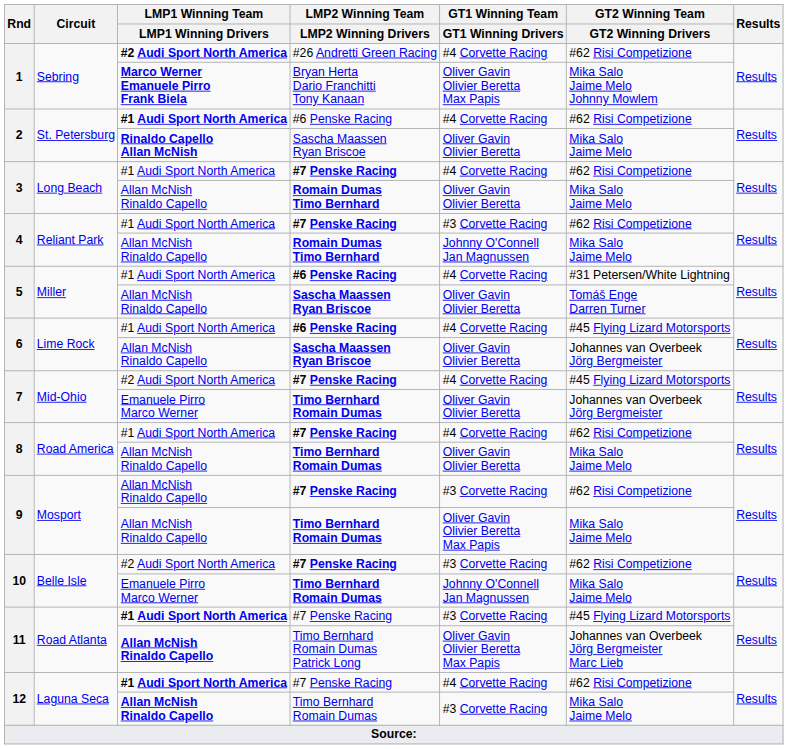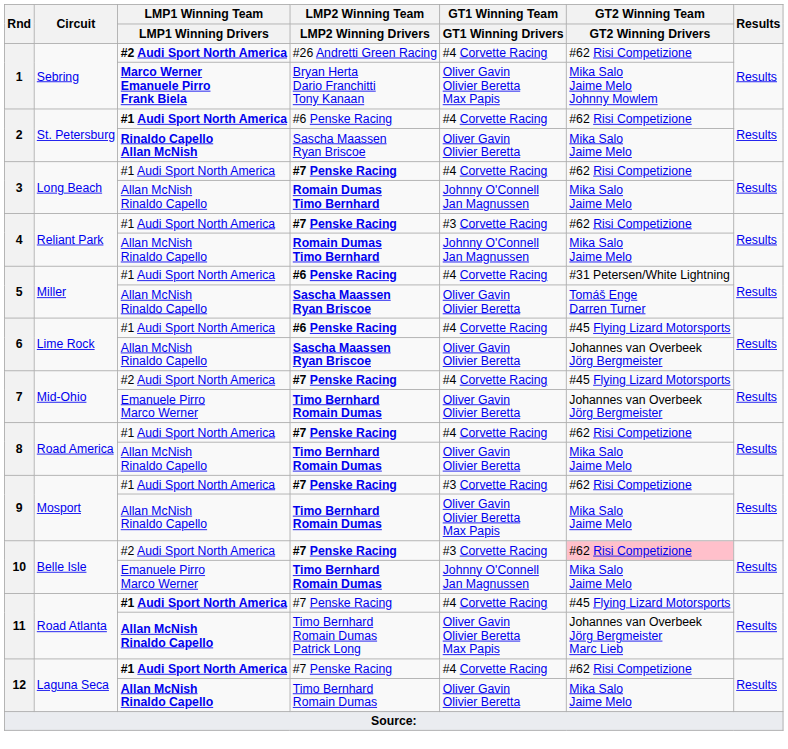(481, 197) Oliver Gavin Olivier Beretta -> (491, 197) Johnny O'Connell Jan Magnussen
(164, 492) Allan McNish Rinaldo Capello -> (198, 485) #1 Audi Sport North America
(631, 564) no background -> (631, 551) pink background
(495, 617) #3 Corvette Racing -> (495, 603) #4 Corvette Racing
(495, 709) #3 Corvette Racing -> (481, 695) Oliver Gavin Olivier Beretta
